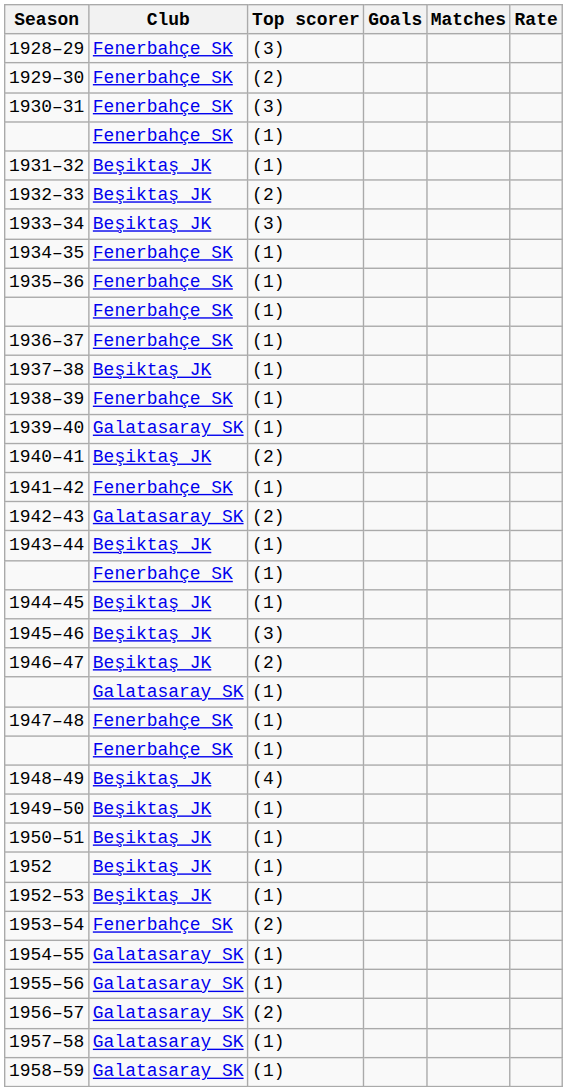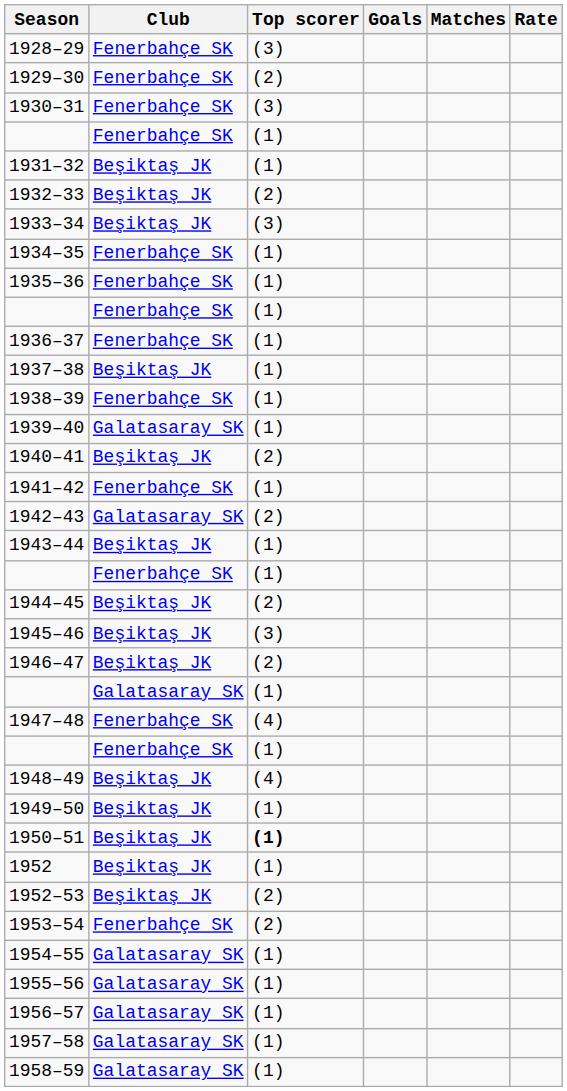(268, 604) (1) -> (268, 604) (2)
(268, 721) (1) -> (268, 721) (4)
(268, 838) normal -> (268, 838) bold
(268, 896) (1) -> (268, 896) (2)
(268, 1013) (2) -> (268, 1013) (1)
